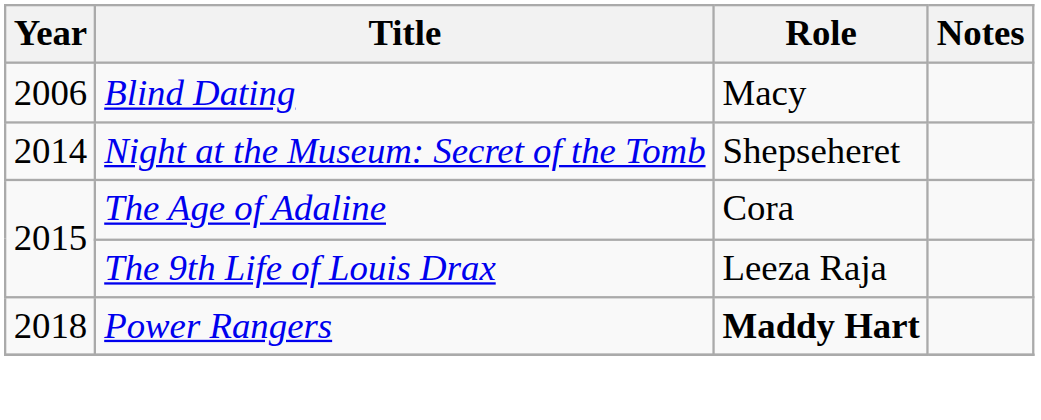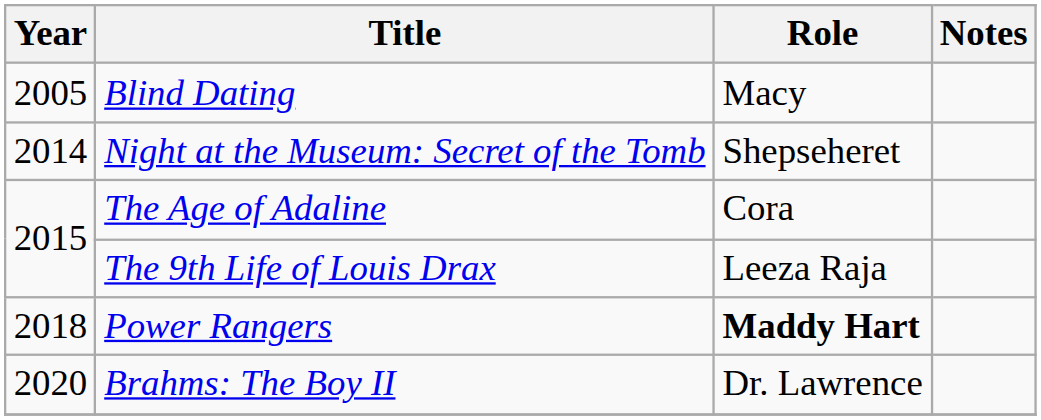(50, 92) 2006 -> (50, 92) 2005
+ row: (250, 383)
